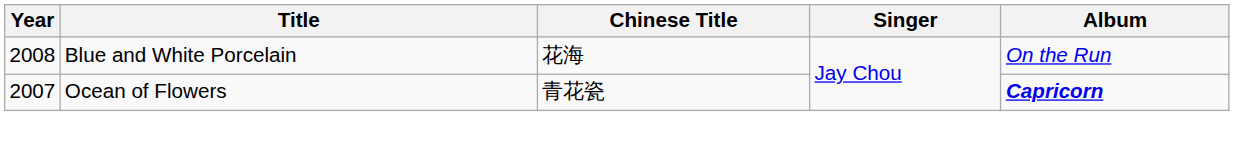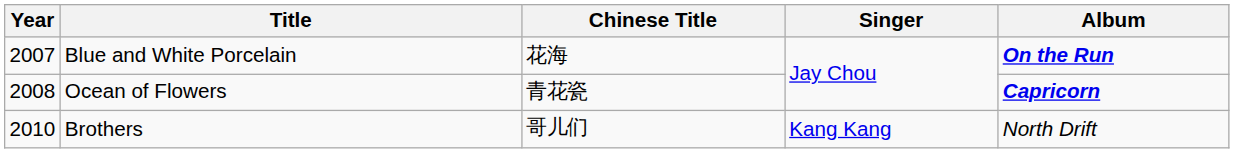(32, 55) 2008 -> (32, 55) 2007
(1059, 55) normal -> (1058, 55) bold
(32, 92) 2007 -> (32, 92) 2008
+ row: (104, 128)
